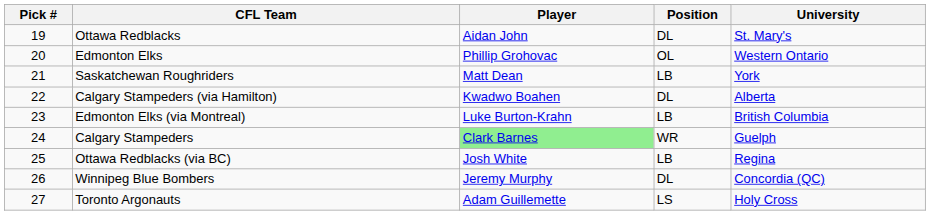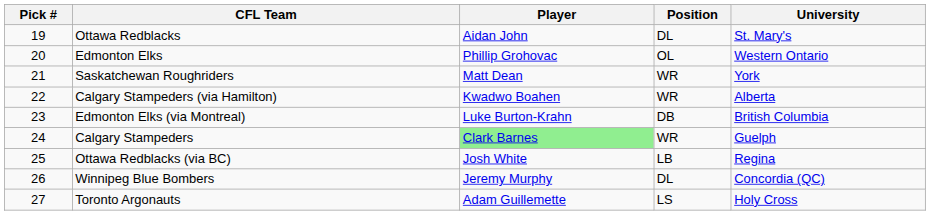(665, 76) LB -> (667, 76) WR
(665, 96) DL -> (667, 96) WR
(665, 117) LB -> (666, 117) DB
